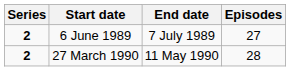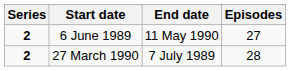(182, 35) 7 July 1989 -> (182, 35) 11 May 1990
(182, 55) 11 May 1990 -> (182, 55) 7 July 1989
